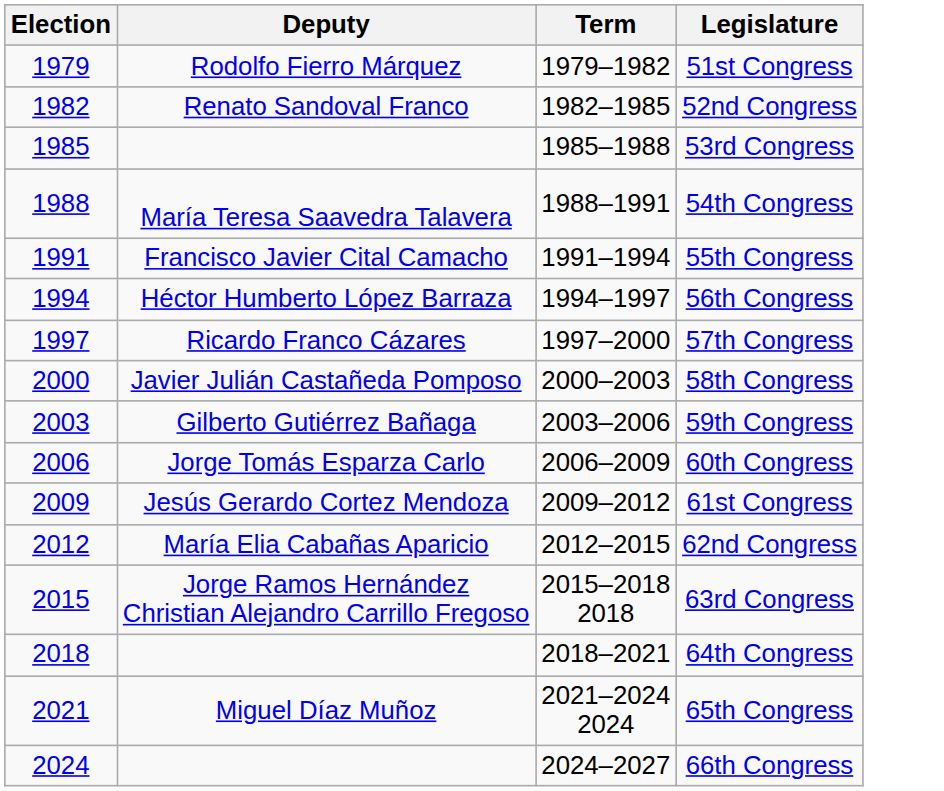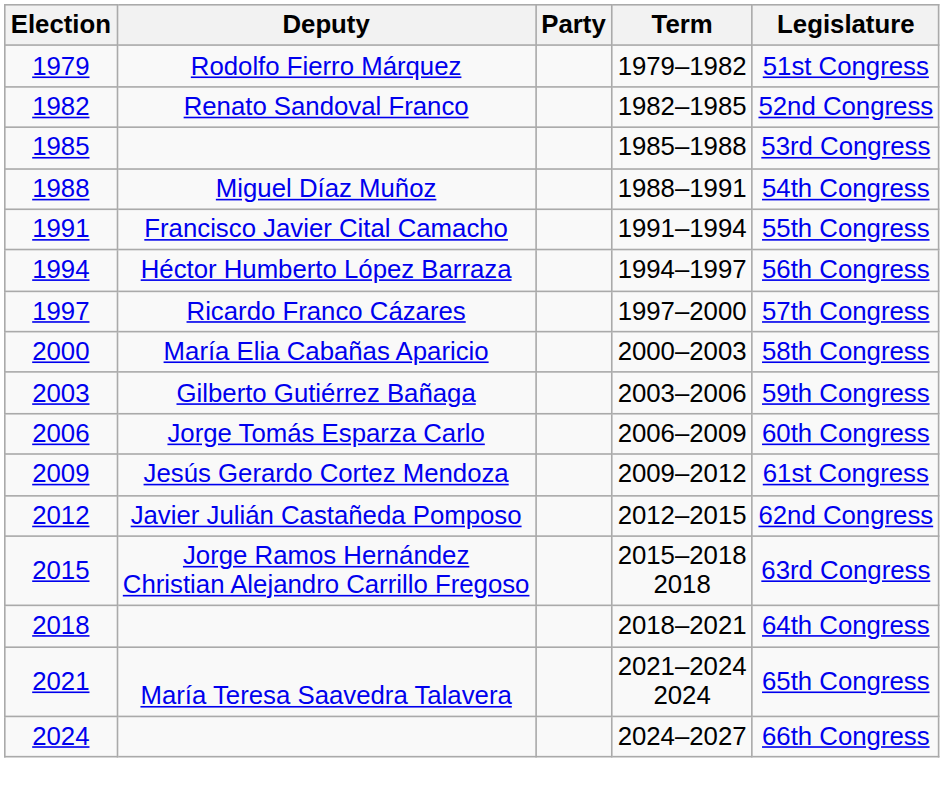+ column: (574, 24)
(326, 217) María Teresa Saavedra Talavera -> (326, 188) Miguel Díaz Muñoz
(326, 380) Javier Julián Castañeda Pomposo -> (326, 351) María Elia Cabañas Aparicio
(326, 544) María Elia Cabañas Aparicio -> (326, 515) Javier Julián Castañeda Pomposo
(326, 710) Miguel Díaz Muñoz -> (326, 695) María Teresa Saavedra Talavera
